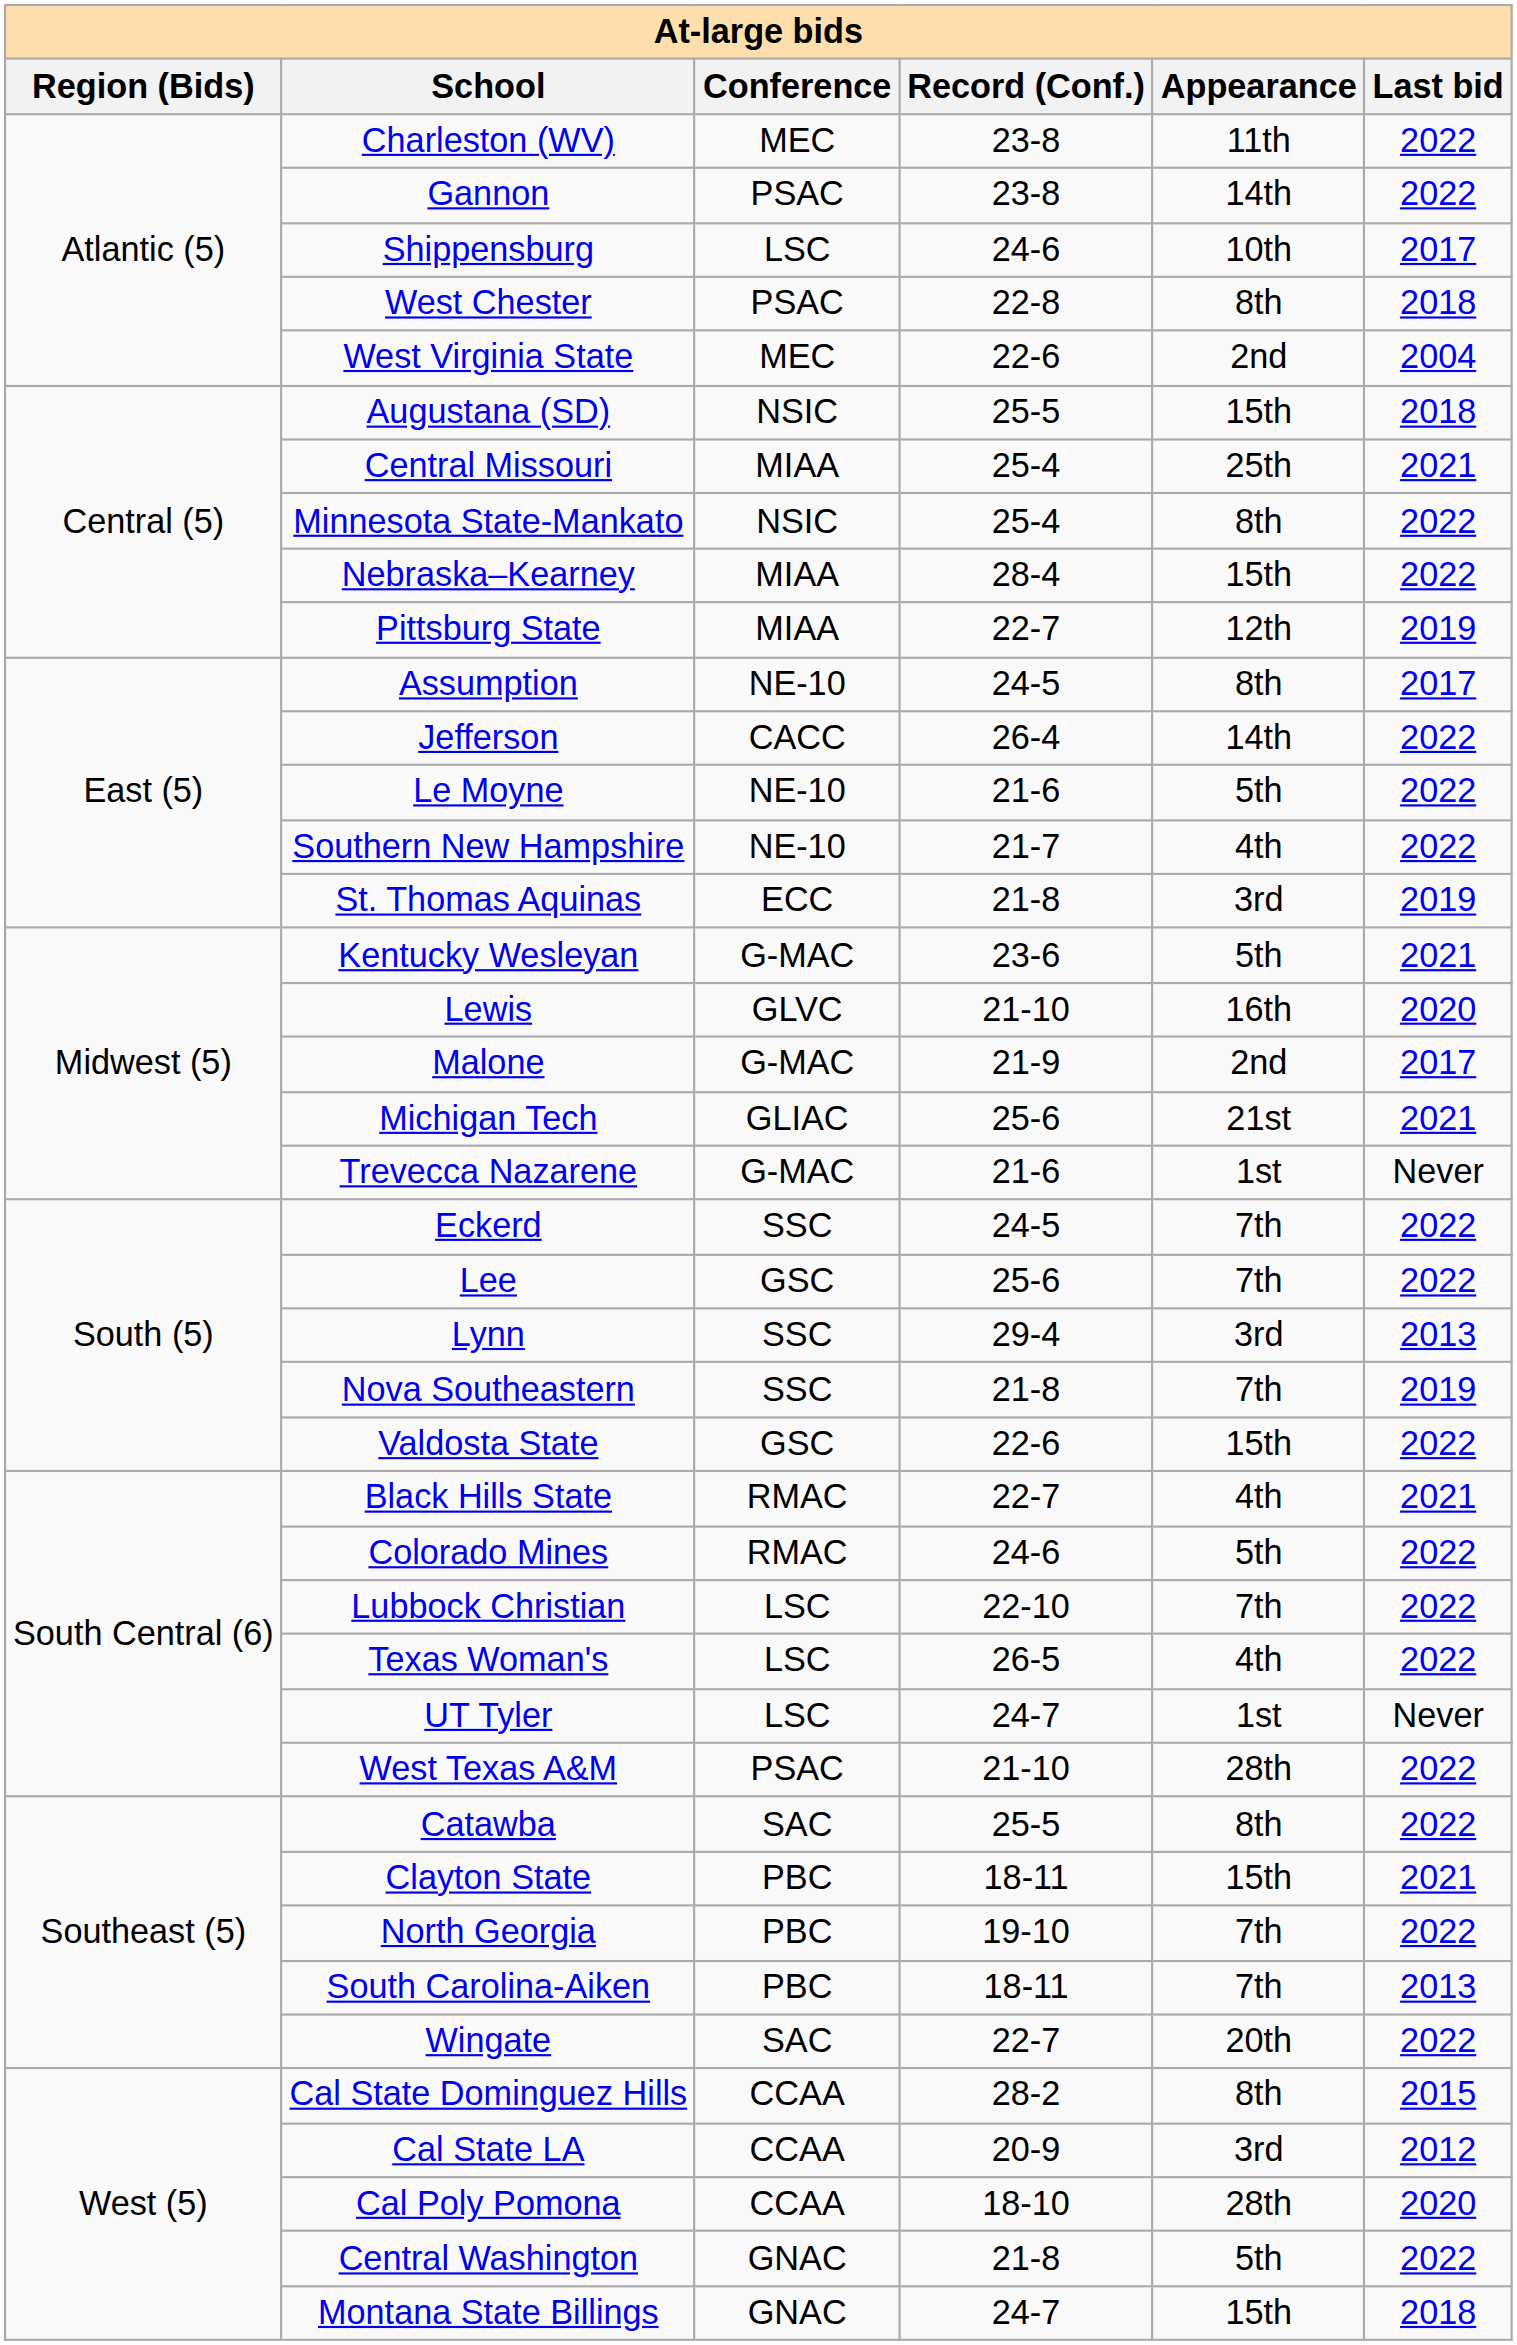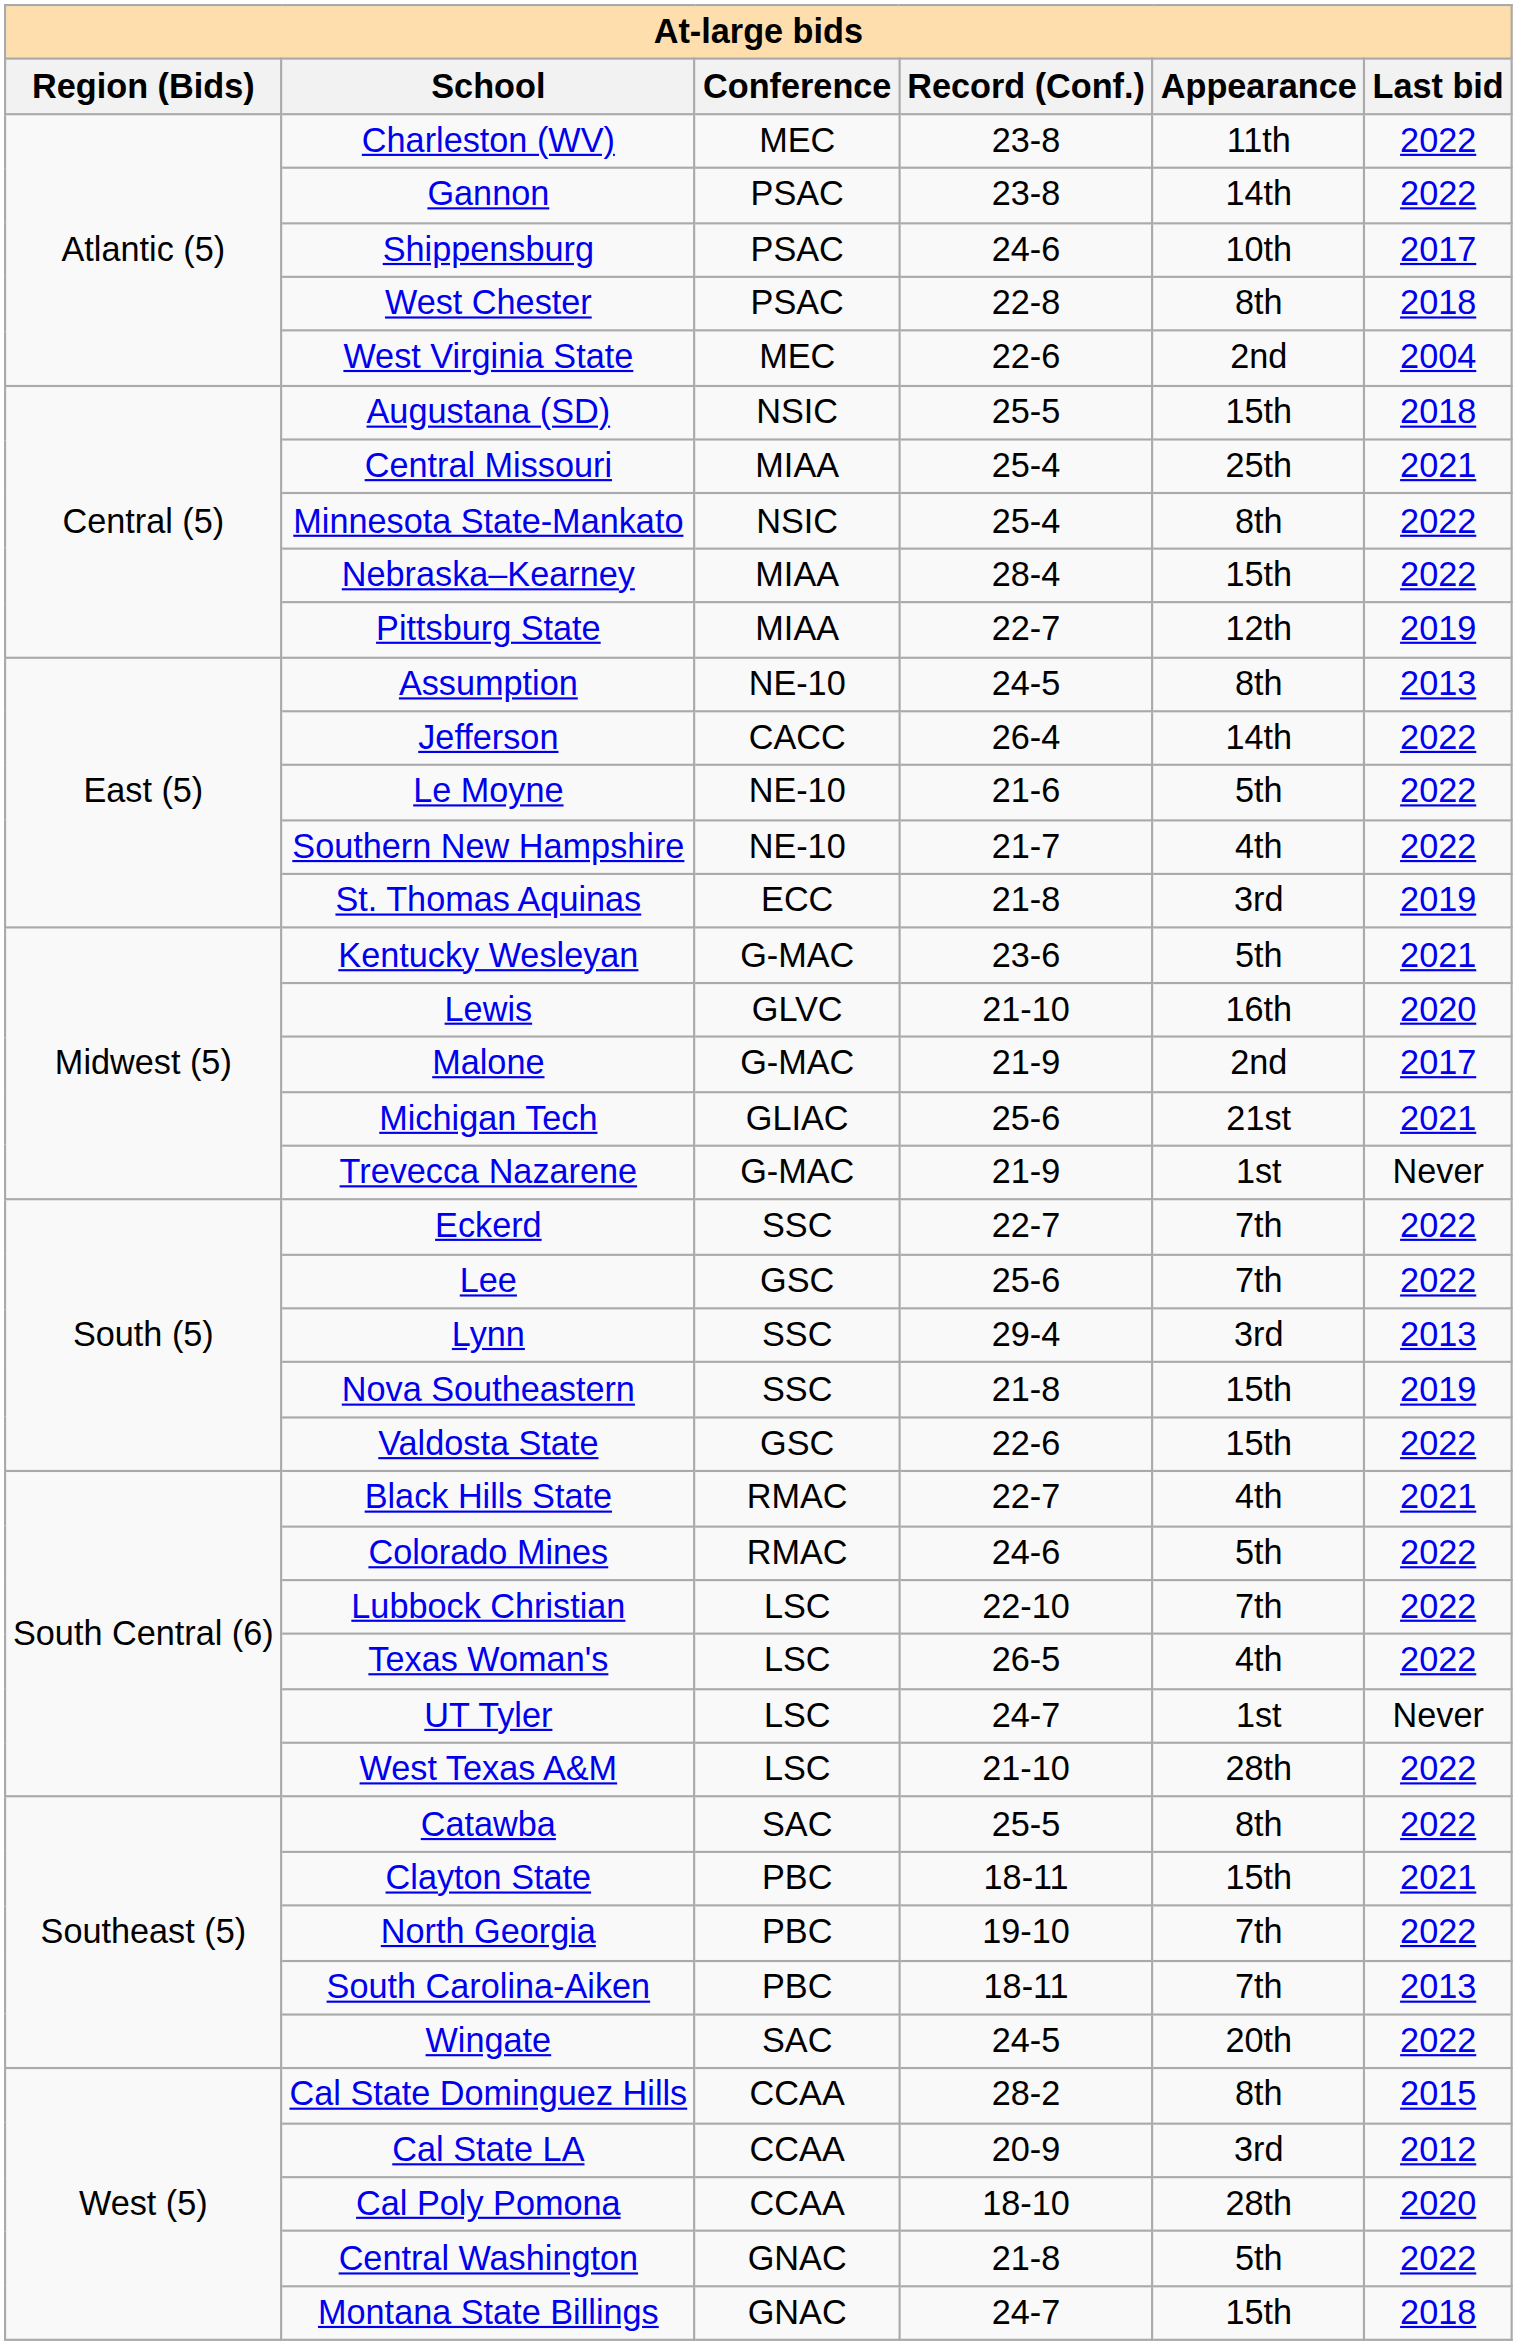(797, 248) LSC -> (797, 248) PSAC
(1438, 683) 2017 -> (1438, 683) 2013
(1026, 1172) 21-6 -> (1026, 1172) 21-9
(1026, 1226) 24-5 -> (1026, 1226) 22-7
(1259, 1389) 7th -> (1259, 1389) 15th
(797, 1769) PSAC -> (797, 1769) LSC
(1026, 2040) 22-7 -> (1026, 2040) 24-5
